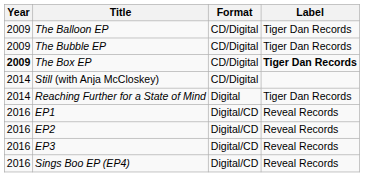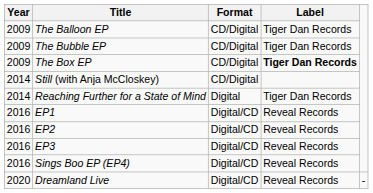(19, 63) bold -> (19, 63) normal
+ row: (72, 180)
